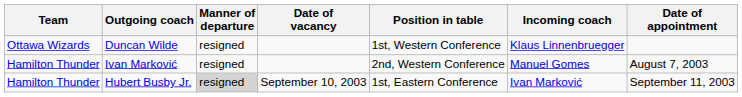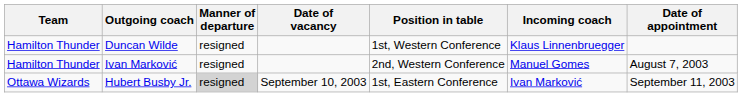(48, 45) Ottawa Wizards -> (53, 45) Hamilton Thunder
(53, 82) Hamilton Thunder -> (48, 82) Ottawa Wizards
